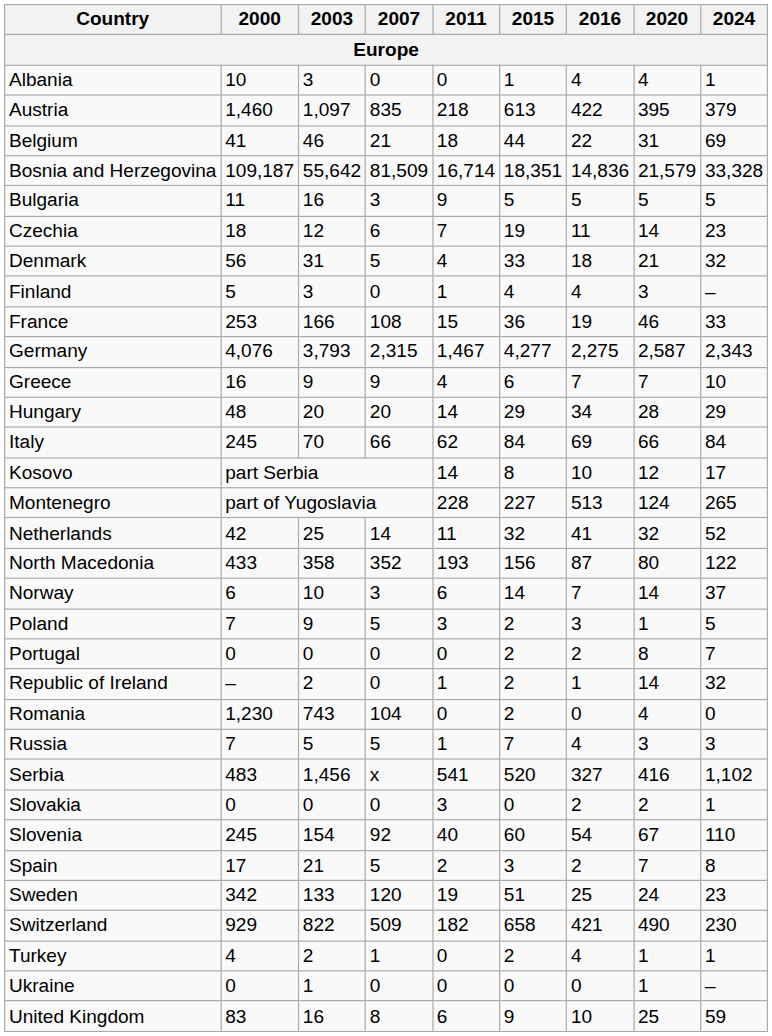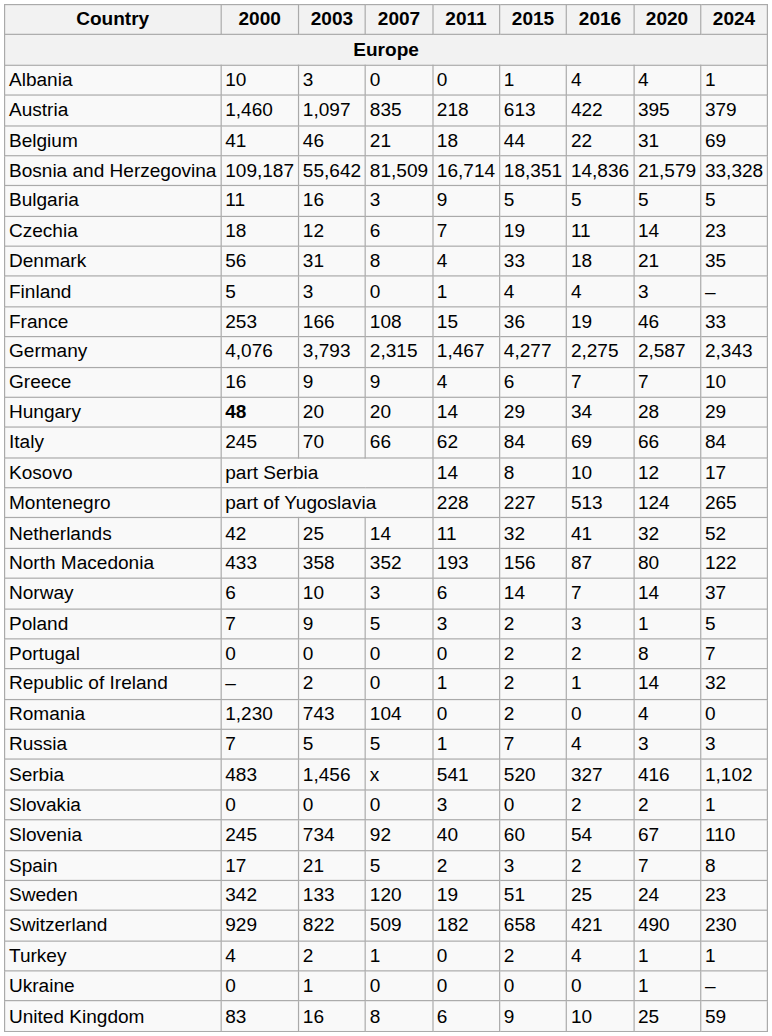(375, 261) 5 -> (375, 261) 8
(715, 261) 32 -> (715, 261) 35
(236, 412) normal -> (236, 412) bold
(319, 834) 154 -> (319, 834) 734
